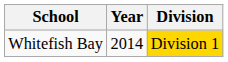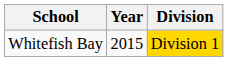(127, 43) 2014 -> (127, 43) 2015
